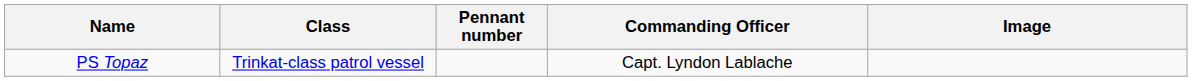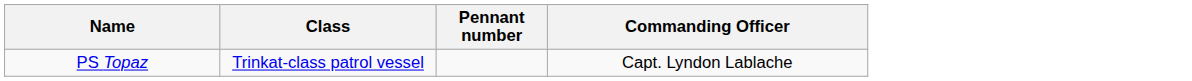- column: (1027, 27)
